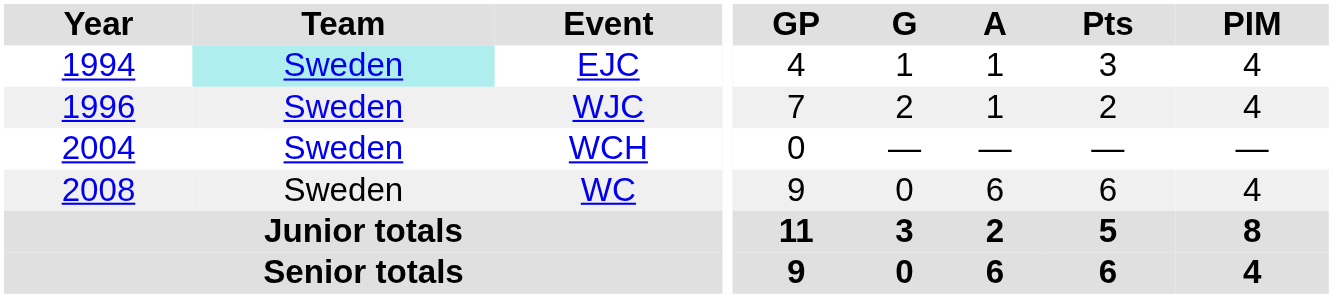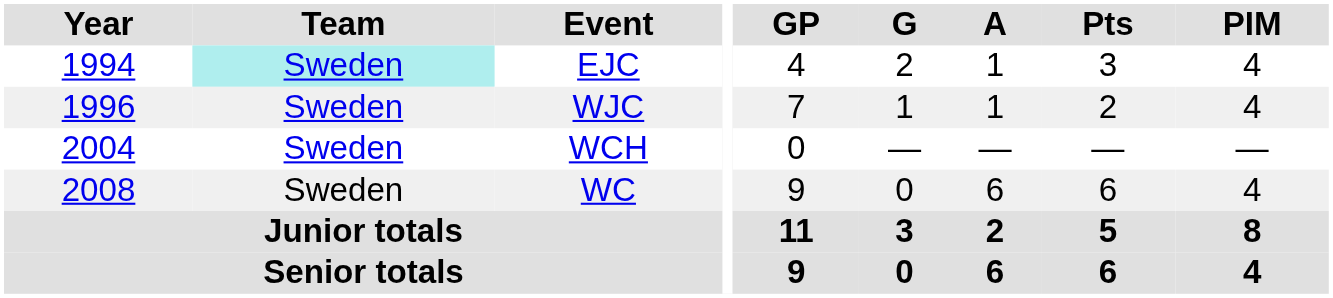(905, 65) 1 -> (905, 65) 2
(905, 106) 2 -> (905, 106) 1
